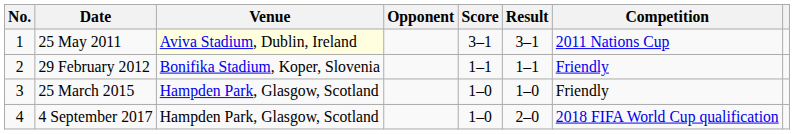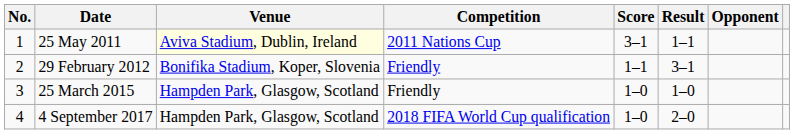columns swapped: (421, 16) <-> (667, 16)
(527, 41) 3–1 -> (683, 41) 1–1
(527, 66) 1–1 -> (683, 66) 3–1
